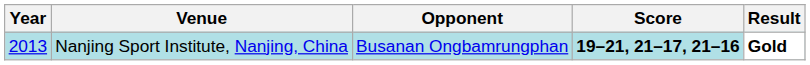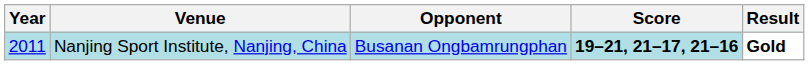(28, 46) 2013 -> (27, 46) 2011
